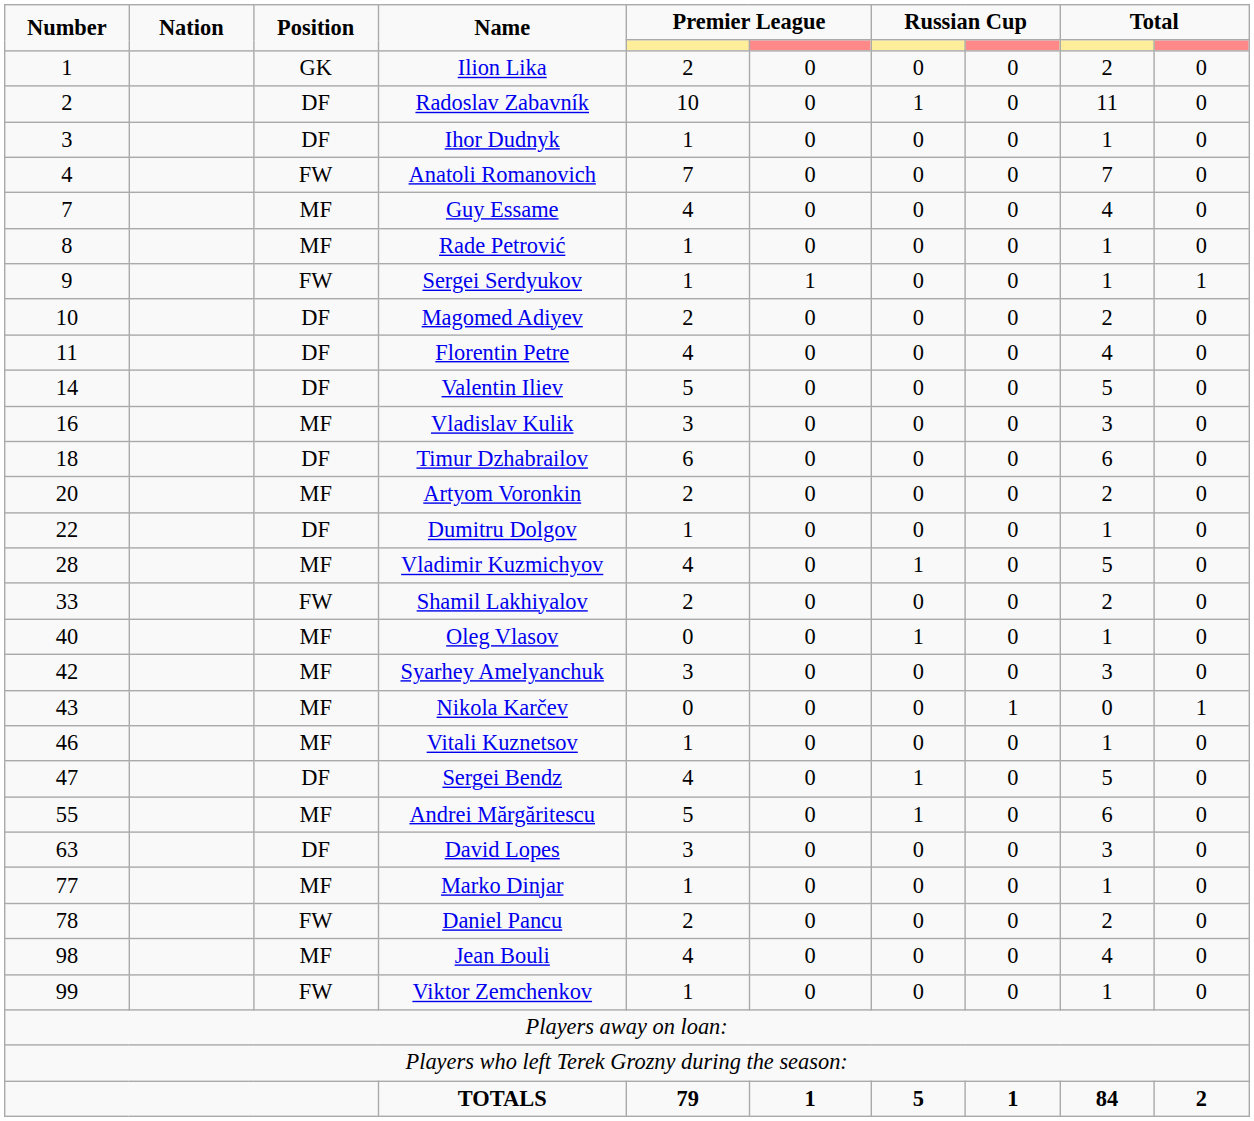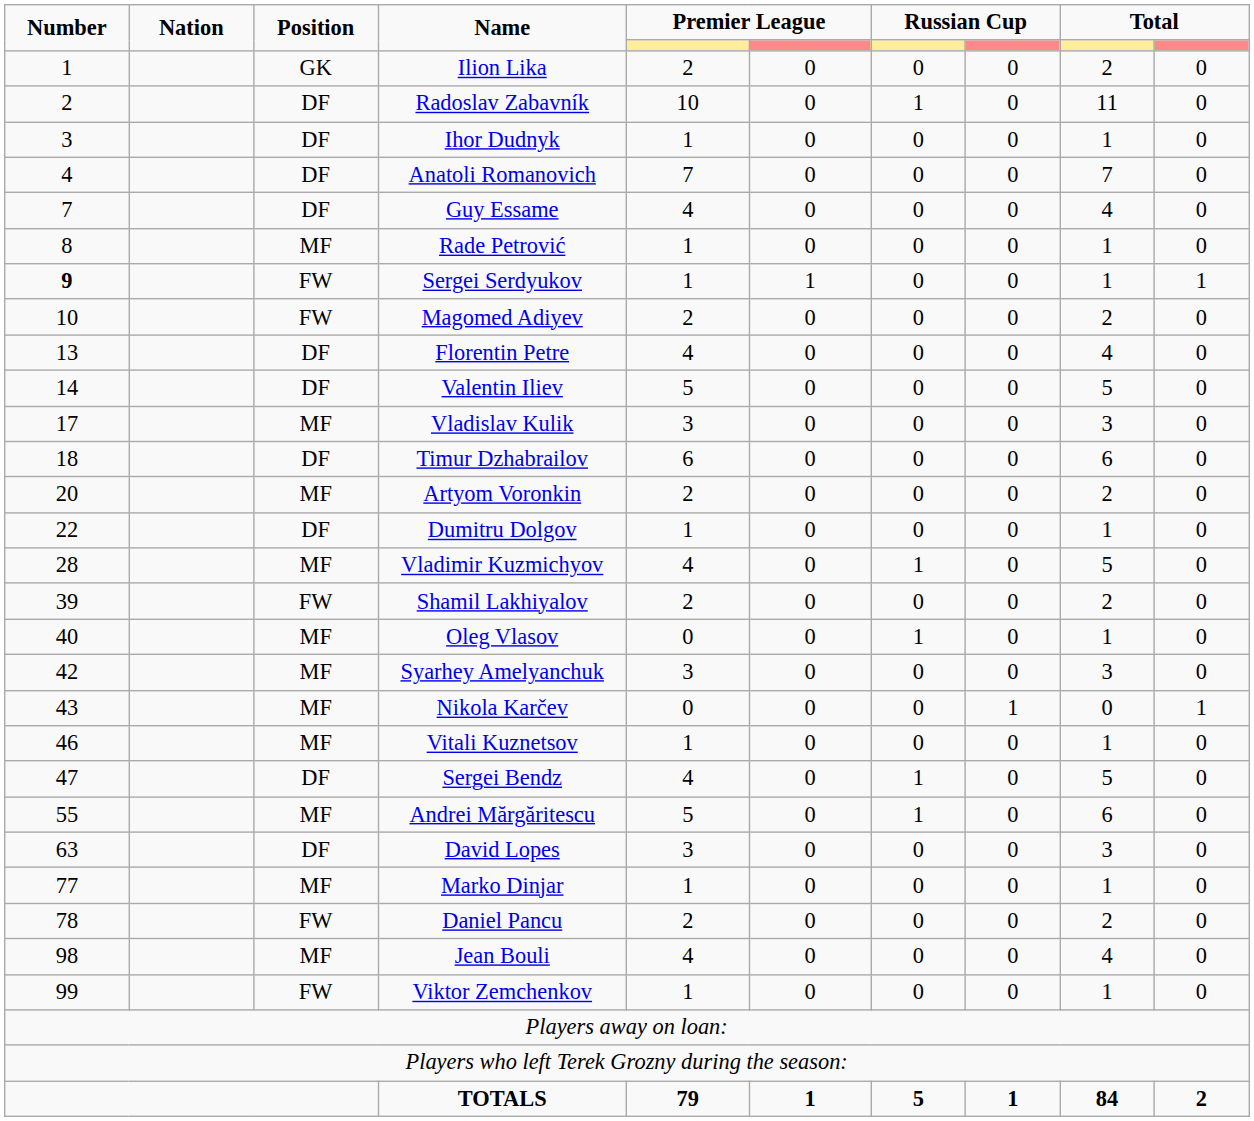(316, 174) FW -> (316, 174) DF
(316, 210) MF -> (316, 210) DF
(67, 281) normal -> (67, 281) bold
(316, 316) DF -> (316, 316) FW
(67, 352) 11 -> (67, 352) 13
(67, 423) 16 -> (67, 423) 17
(67, 600) 33 -> (67, 600) 39
